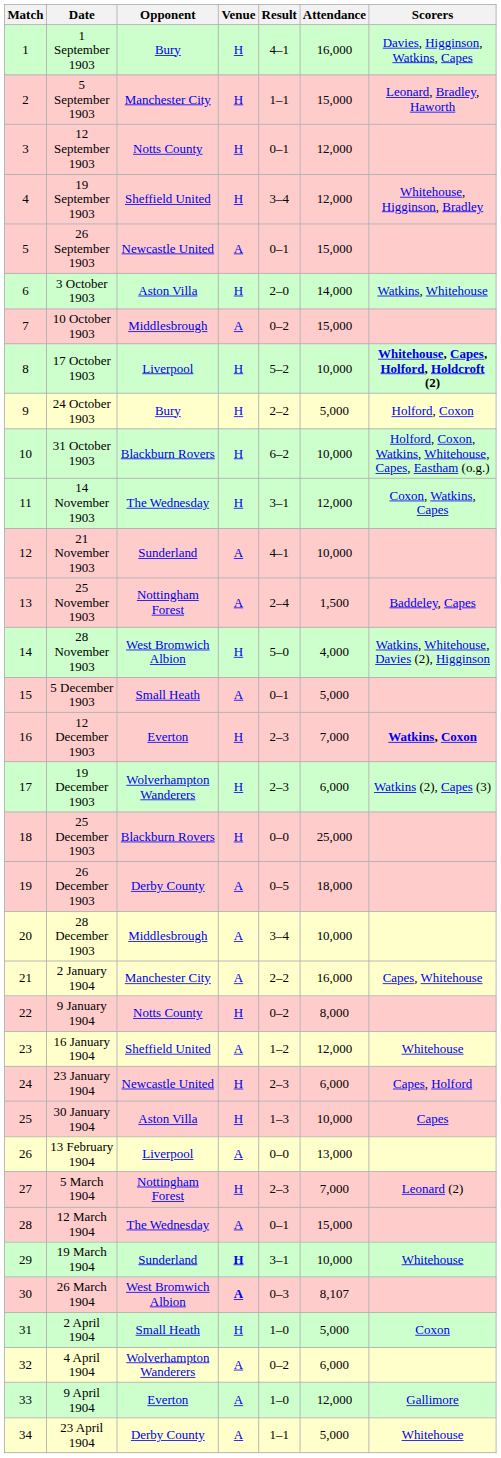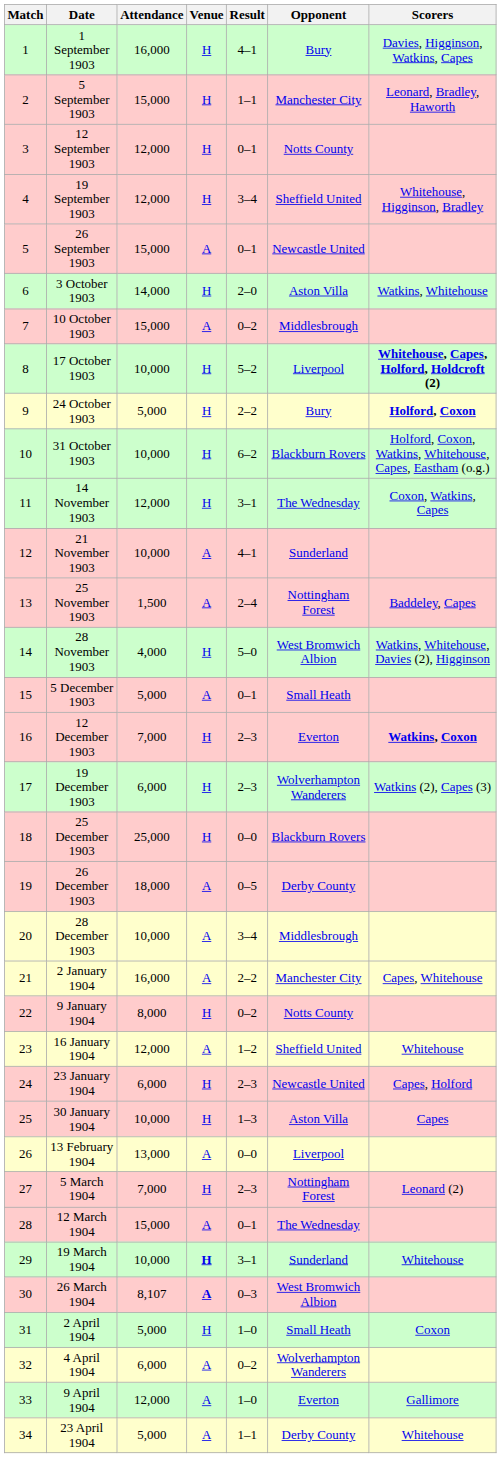columns swapped: (168, 14) <-> (334, 14)
(433, 411) normal -> (433, 411) bold
